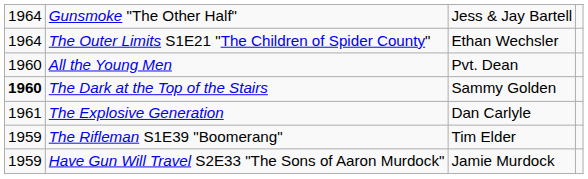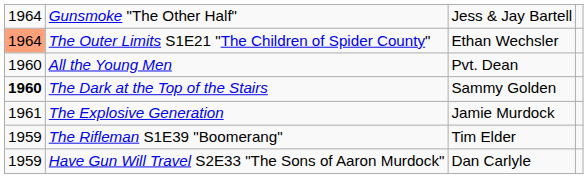(25, 40) no background -> (25, 40) lightsalmon background
(491, 112) Dan Carlyle -> (503, 112) Jamie Murdock
(503, 161) Jamie Murdock -> (491, 161) Dan Carlyle
